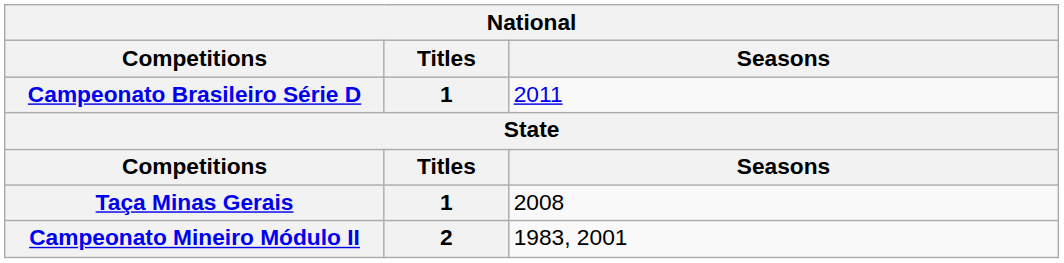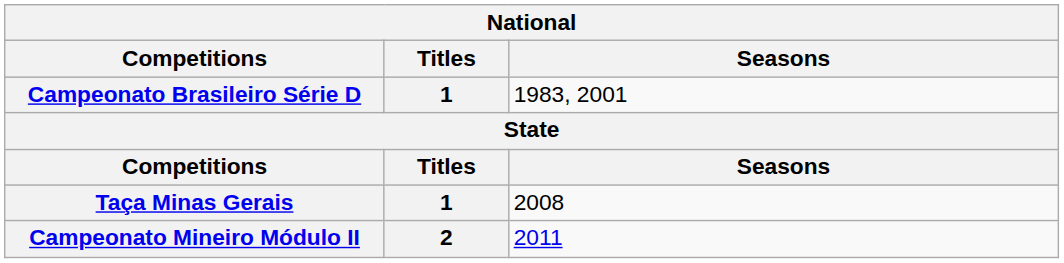(538, 94) 2011 -> (571, 94) 1983, 2001
(571, 238) 1983, 2001 -> (538, 238) 2011
